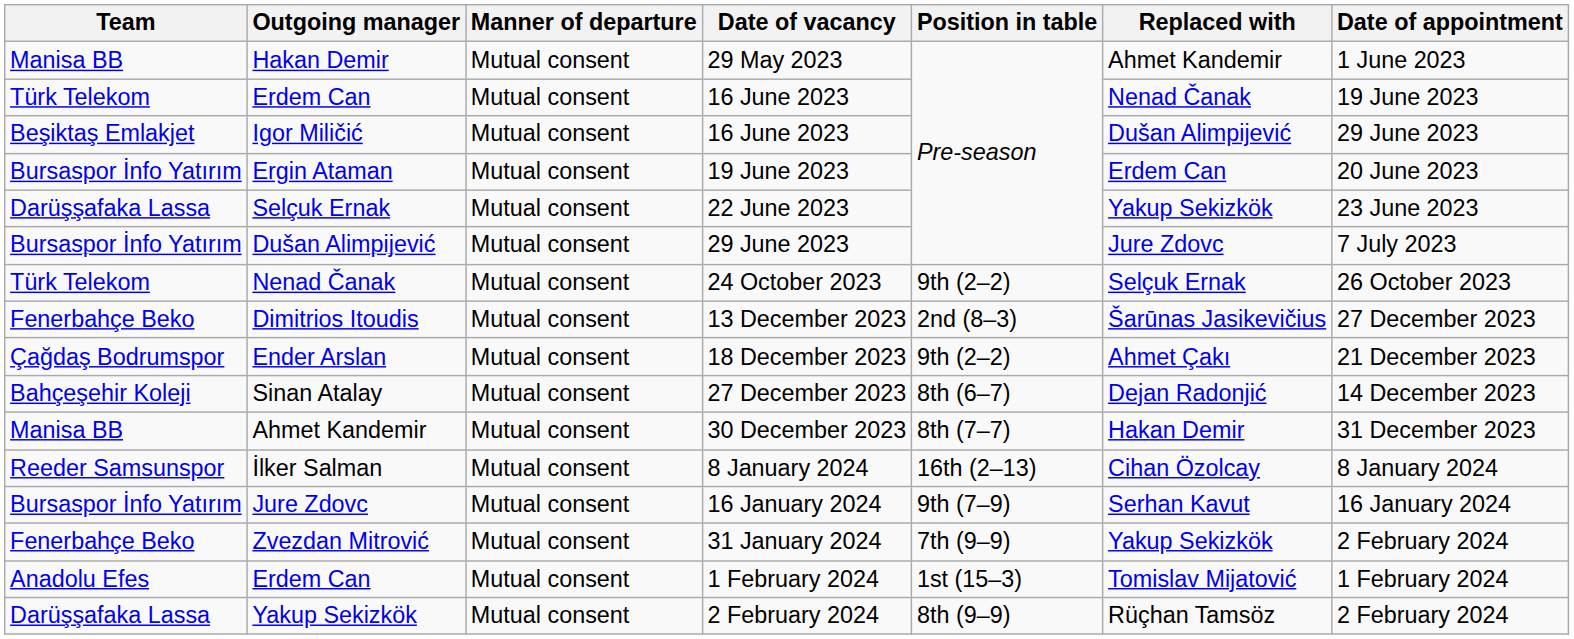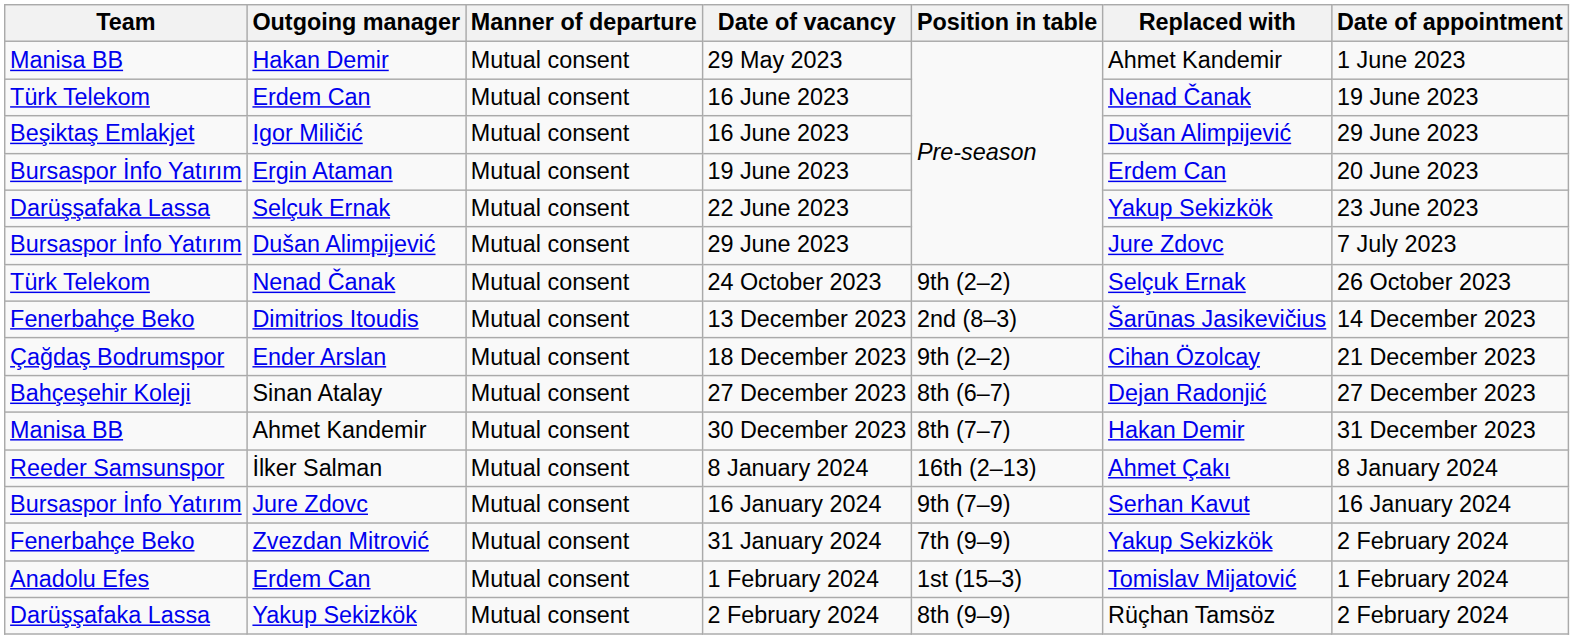(1436, 319) 27 December 2023 -> (1436, 319) 14 December 2023
(1169, 356) Ahmet Çakı -> (1184, 356) Cihan Özolcay
(1436, 393) 14 December 2023 -> (1436, 393) 27 December 2023
(1184, 467) Cihan Özolcay -> (1169, 467) Ahmet Çakı
